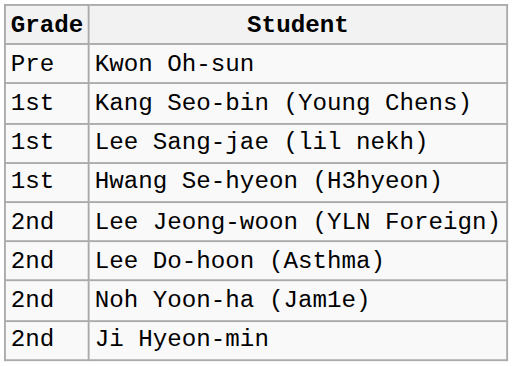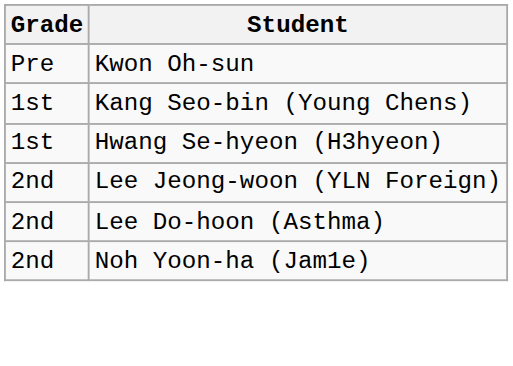- row: (262, 143)
- row: (182, 340)
